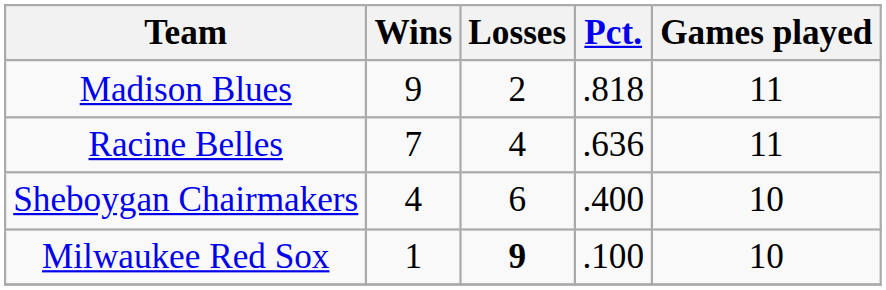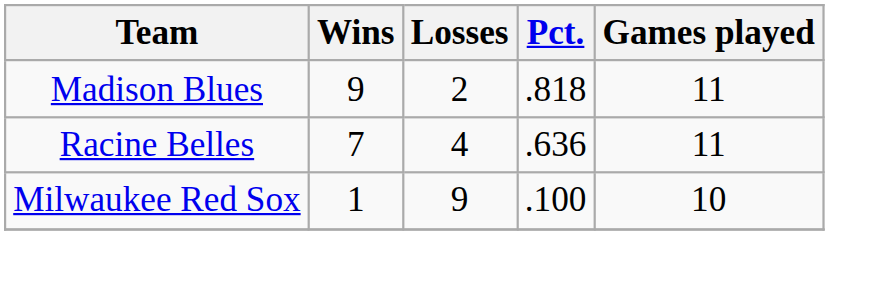- row: (186, 199)
(517, 255) bold -> (460, 199) normal
